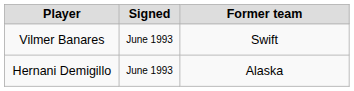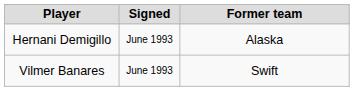rows swapped: (62, 39) <-> (62, 71)
